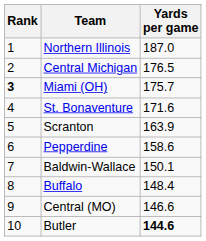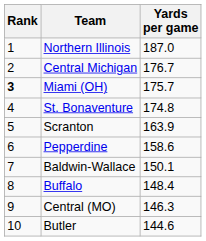(159, 68) 176.5 -> (159, 68) 176.7
(159, 107) 171.6 -> (159, 107) 174.8
(159, 206) 146.6 -> (159, 206) 146.3
(159, 226) bold -> (159, 226) normal
